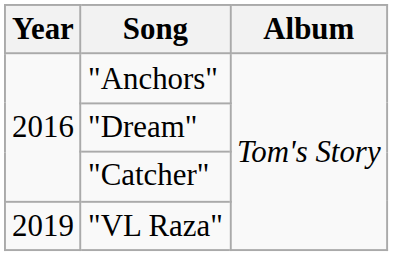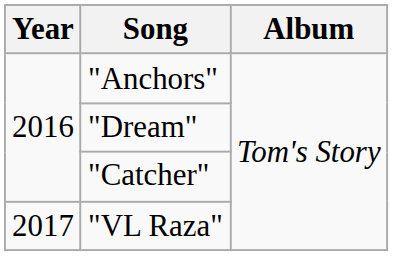(43, 224) 2019 -> (43, 224) 2017
